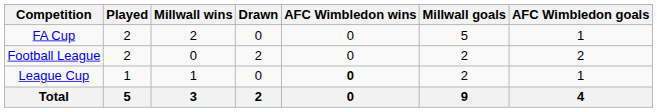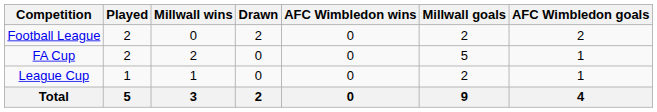rows swapped: (54, 55) <-> (54, 35)
(350, 76) bold -> (350, 76) normal
